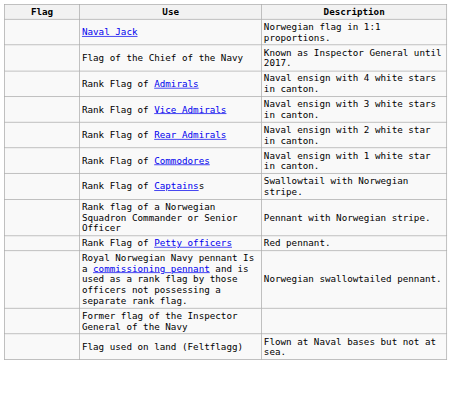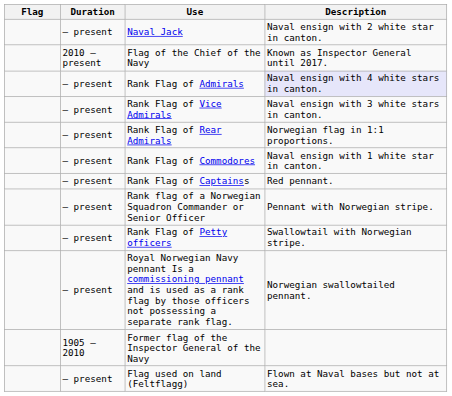+ column: (93, 12)
(322, 32) Norwegian flag in 1:1 proportions. -> (350, 32) Naval ensign with 2 white star in canton.
(350, 84) no background -> (353, 84) lavender background
(347, 135) Naval ensign with 2 white star in canton. -> (325, 135) Norwegian flag in 1:1 proportions.
(336, 186) Swallowtail with Norwegian stripe. -> (300, 181) Red pennant.
(297, 243) Red pennant. -> (339, 238) Swallowtail with Norwegian stripe.
